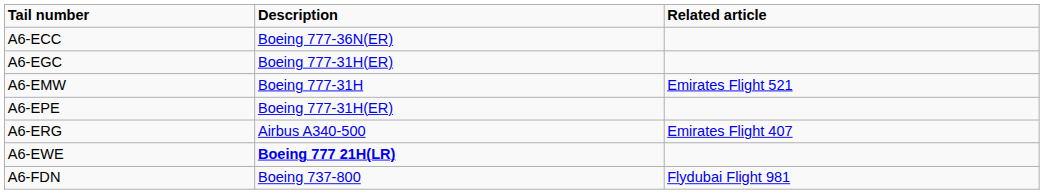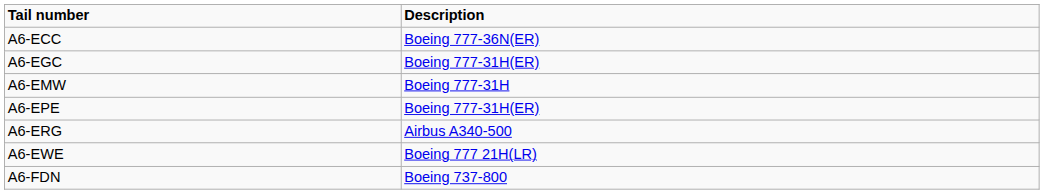- column: (717, 16)
(327, 154) bold -> (471, 154) normal
